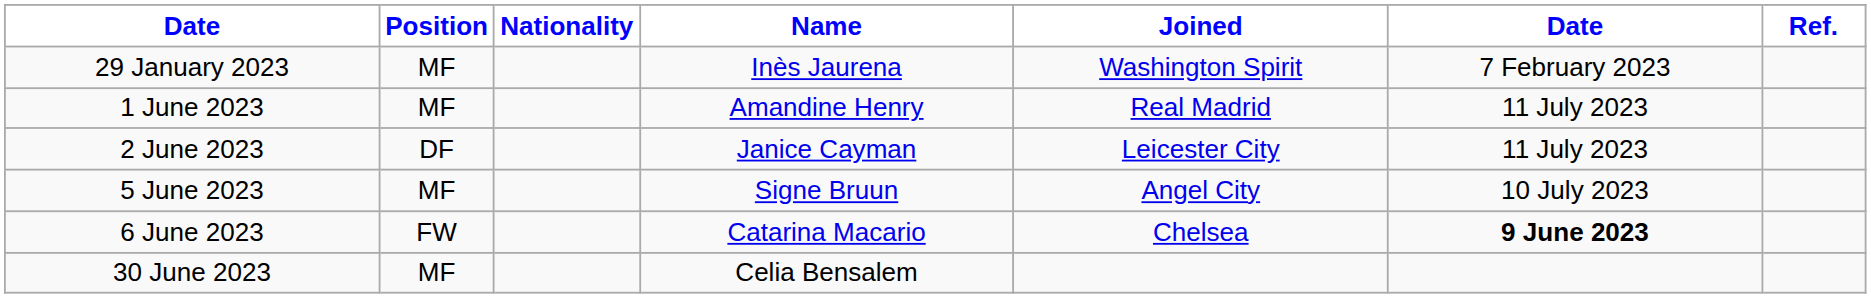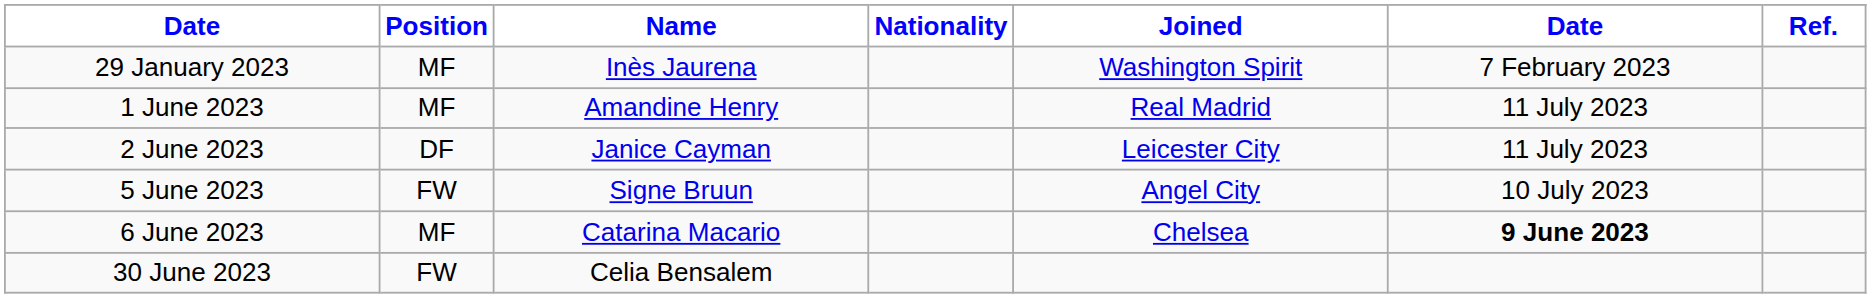columns swapped: (567, 26) <-> (827, 26)
(437, 191) MF -> (437, 191) FW
(437, 232) FW -> (437, 232) MF
(437, 273) MF -> (437, 273) FW
